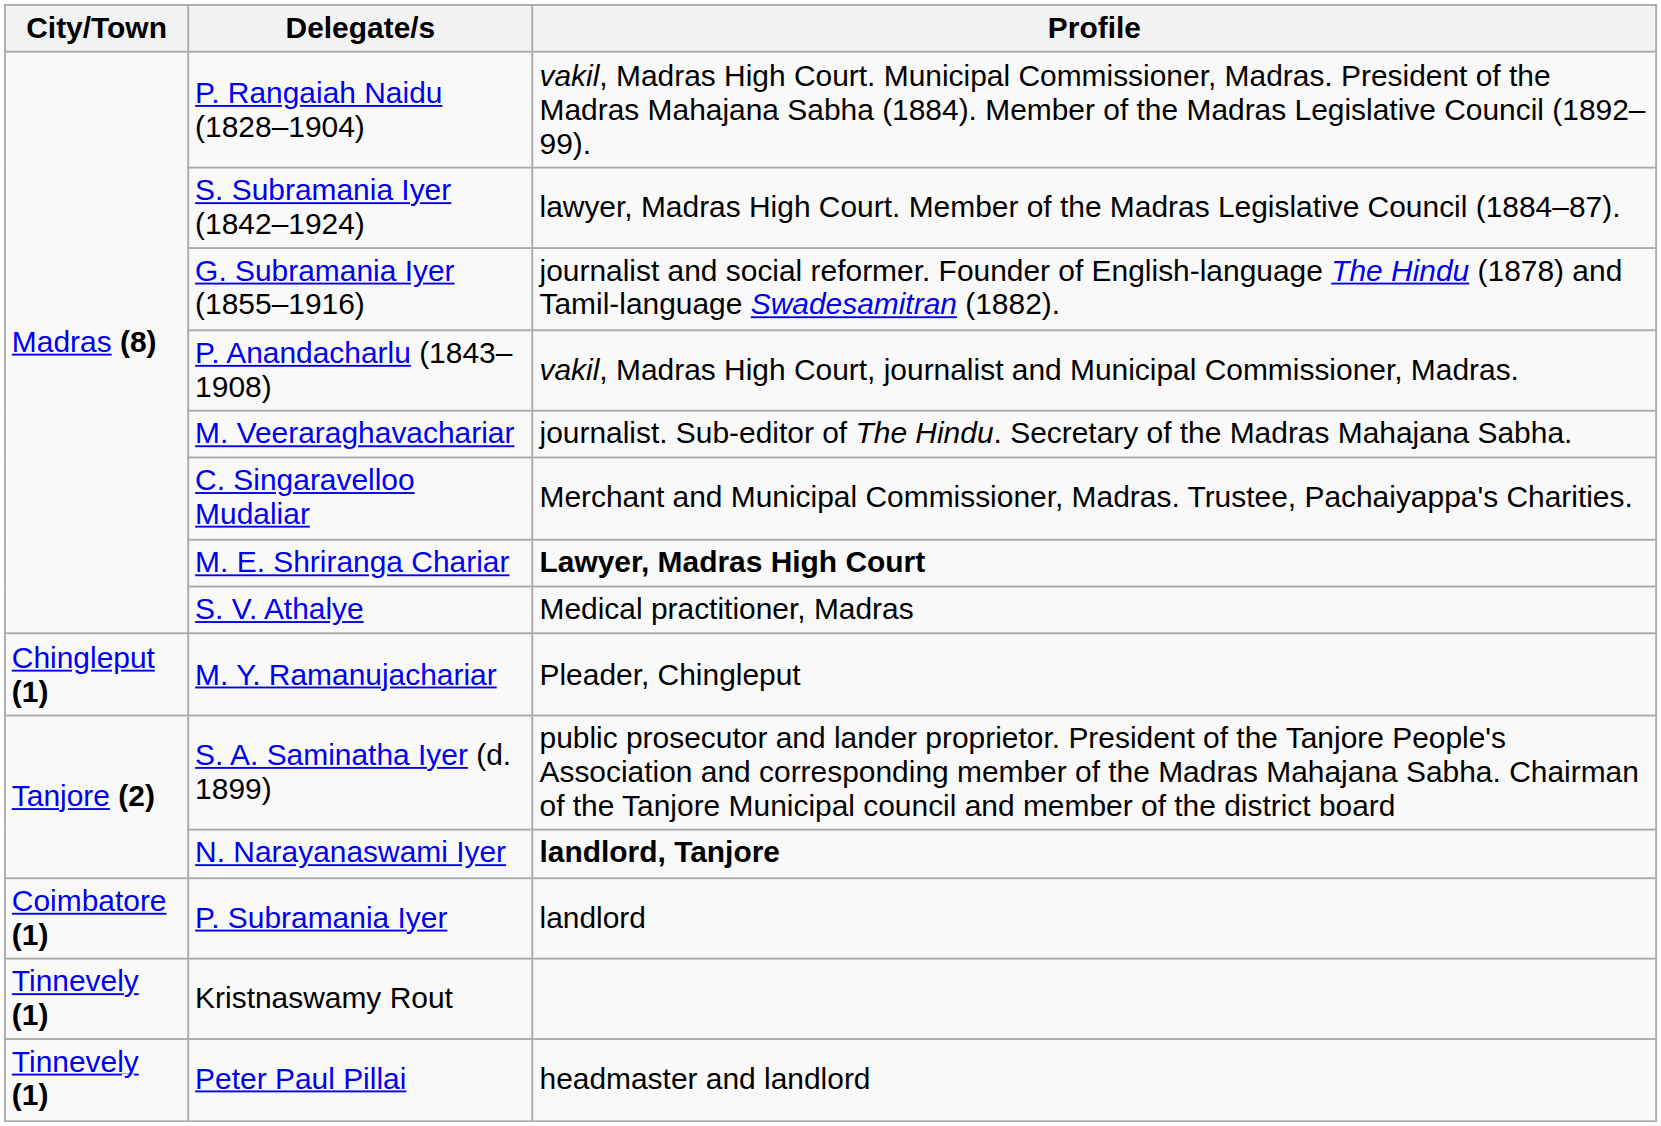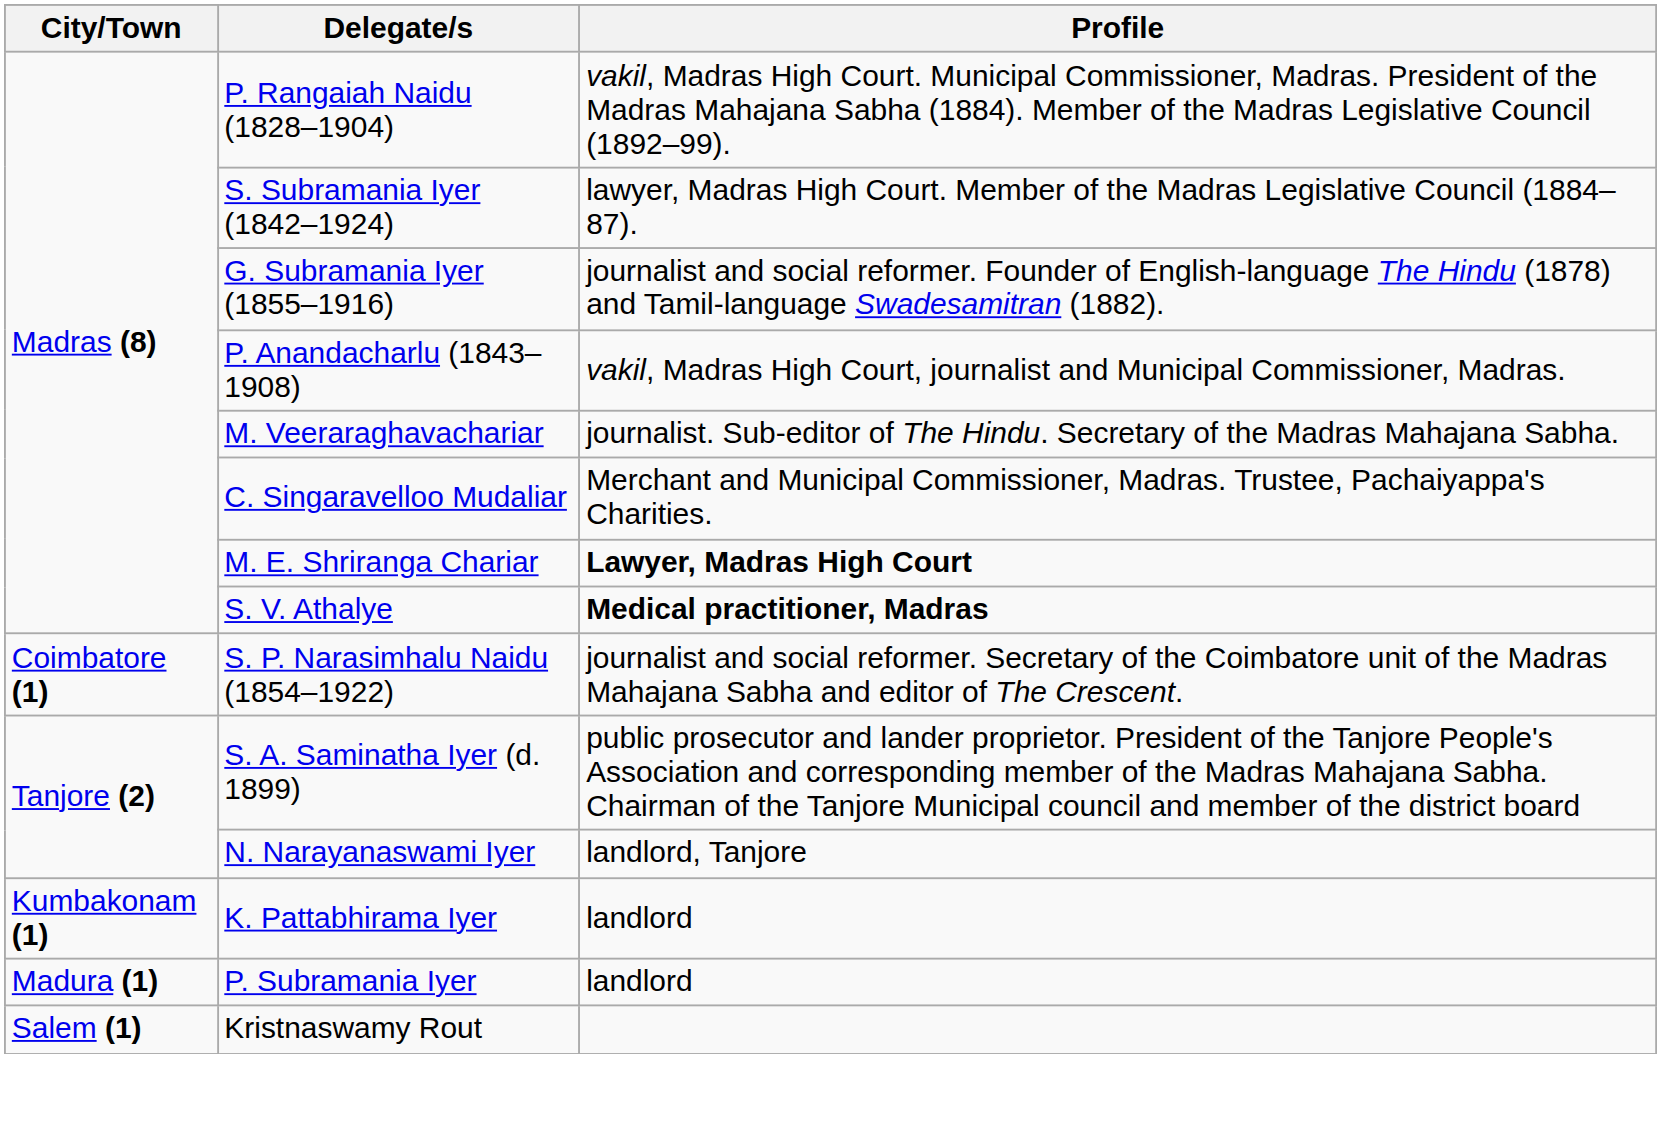(727, 609) normal -> (787, 609) bold
- row: (346, 674)
+ row: (386, 674)
(660, 853) bold -> (696, 853) normal
+ row: (361, 917)
(89, 917) Coimbatore (1) -> (85, 981) Madura (1)
(75, 998) Tinnevely (1) -> (77, 1029) Salem (1)
- row: (301, 1079)
